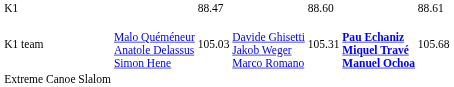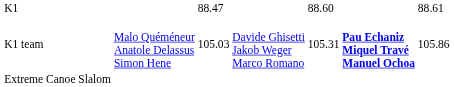(434, 44) 105.68 -> (434, 44) 105.86
